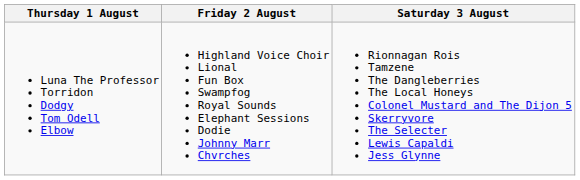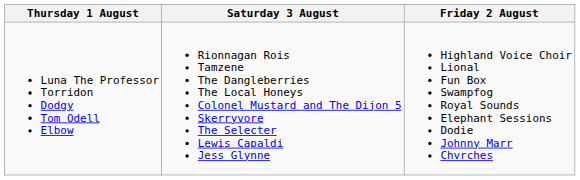columns swapped: (247, 13) <-> (453, 13)
